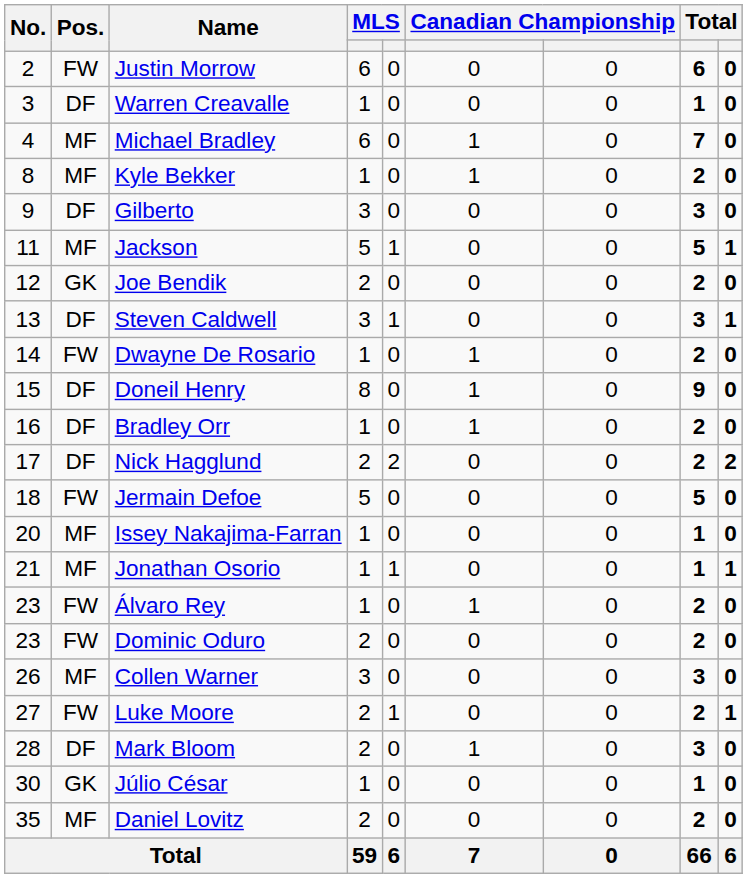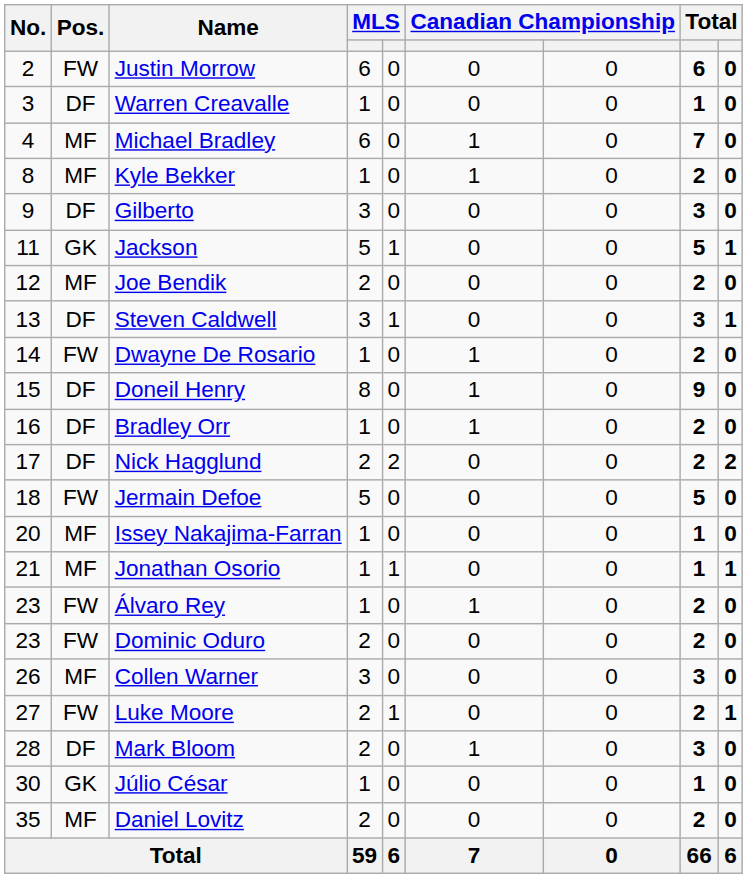(80, 247) MF -> (80, 247) GK
(80, 283) GK -> (80, 283) MF
